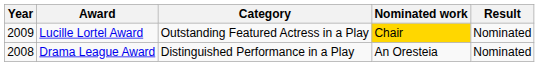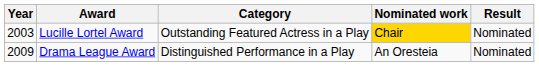(20, 33) 2009 -> (20, 33) 2003
(20, 52) 2008 -> (20, 52) 2009
